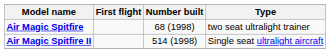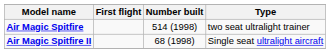(175, 27) 68 (1998) -> (175, 27) 514 (1998)
(175, 42) 514 (1998) -> (175, 42) 68 (1998)
